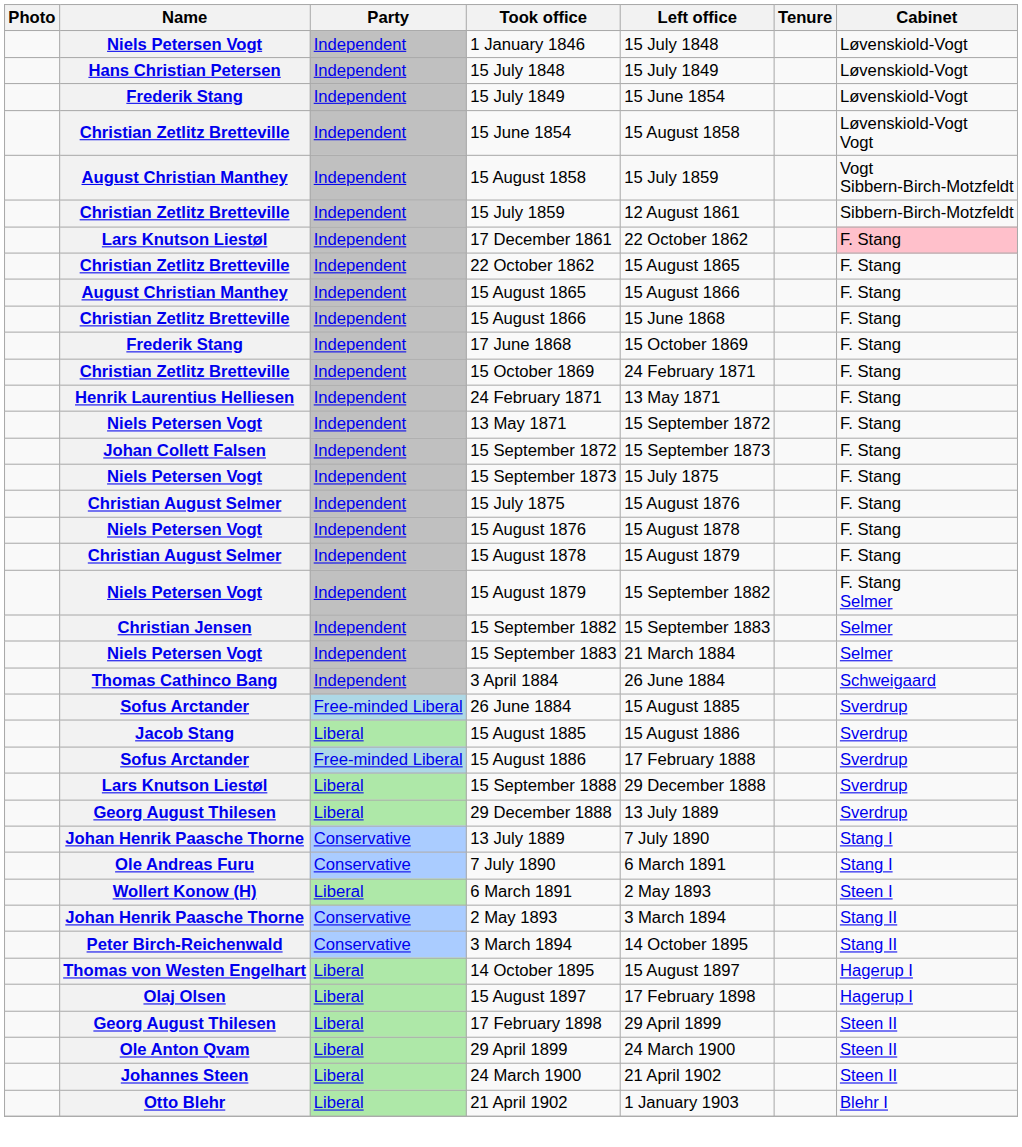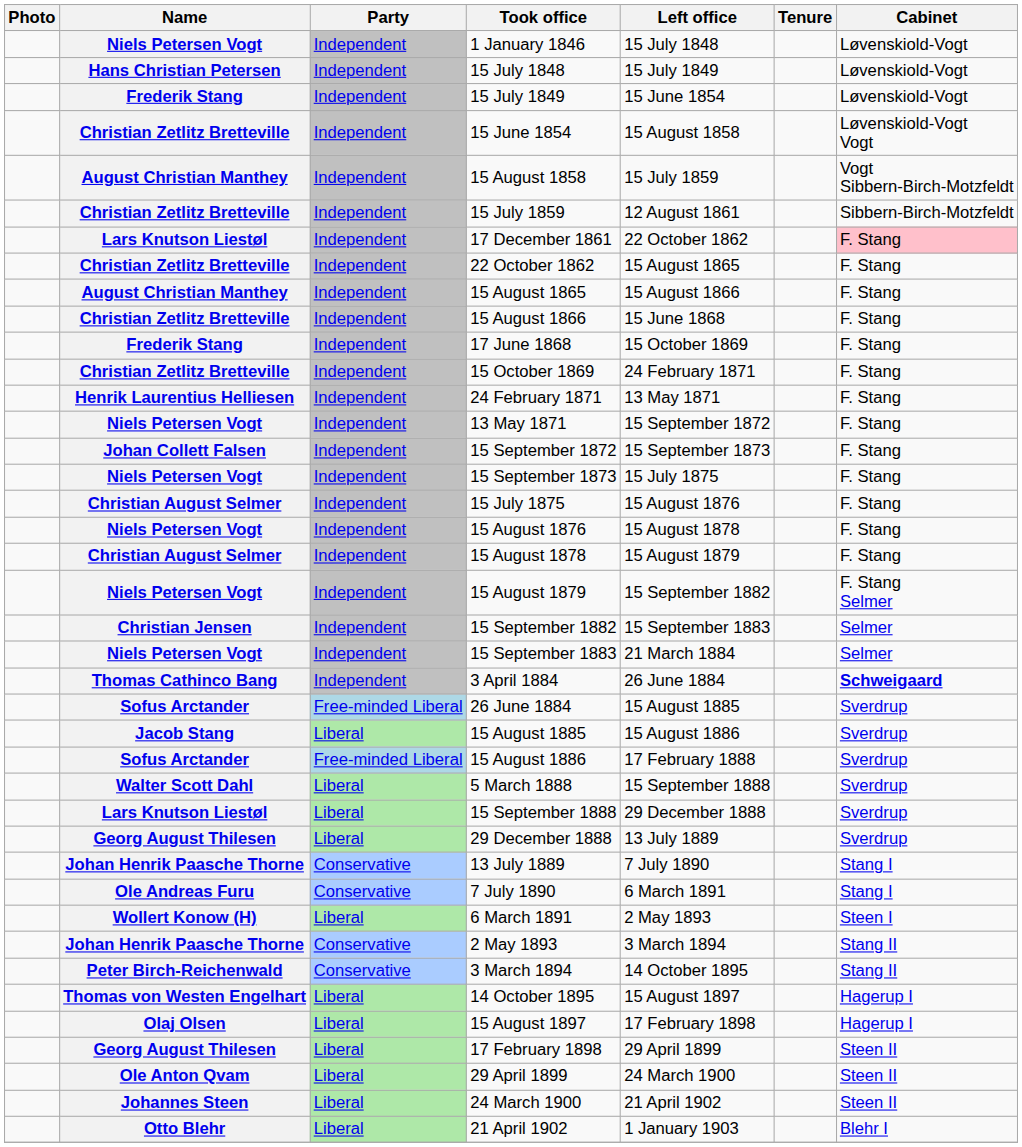(888, 680) normal -> (891, 680) bold
+ row: (521, 786)
